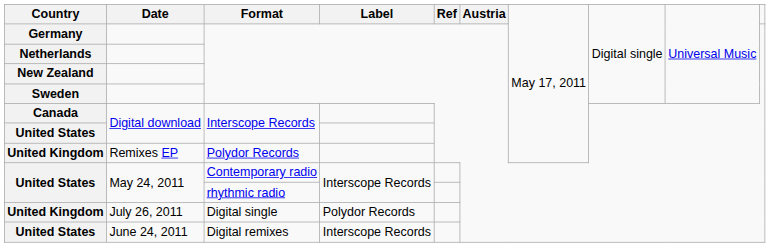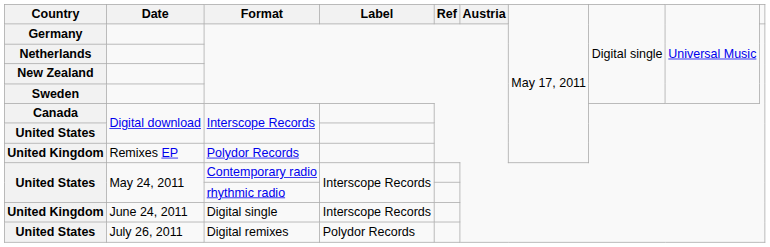(146, 212) July 26, 2011 -> (148, 212) June 24, 2011
(369, 212) Polydor Records -> (377, 212) Interscope Records
(148, 232) June 24, 2011 -> (146, 232) July 26, 2011
(377, 232) Interscope Records -> (369, 232) Polydor Records
